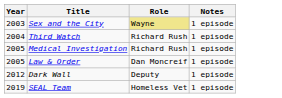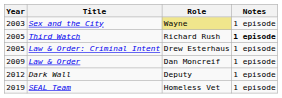(16, 36) 2004 -> (16, 36) 2005
(212, 36) normal -> (254, 36) bold
- row: (78, 49)
+ row: (94, 49)
(16, 62) 2005 -> (16, 62) 2009
